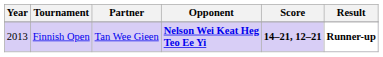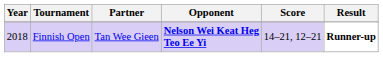(17, 37) 2013 -> (17, 37) 2018
(293, 37) bold -> (293, 37) normal
